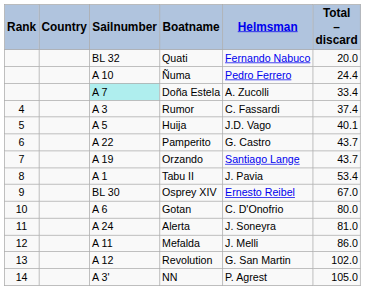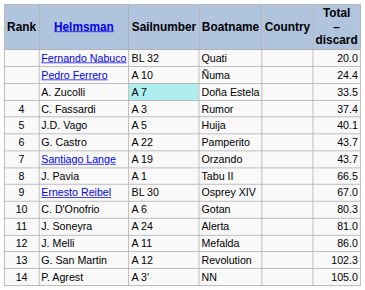columns swapped: (64, 27) <-> (268, 27)
(348, 92) 33.4 -> (348, 92) 33.5
(348, 176) 53.4 -> (348, 176) 66.5
(348, 210) 80.0 -> (348, 210) 80.3
(345, 260) 102.0 -> (345, 260) 102.3
